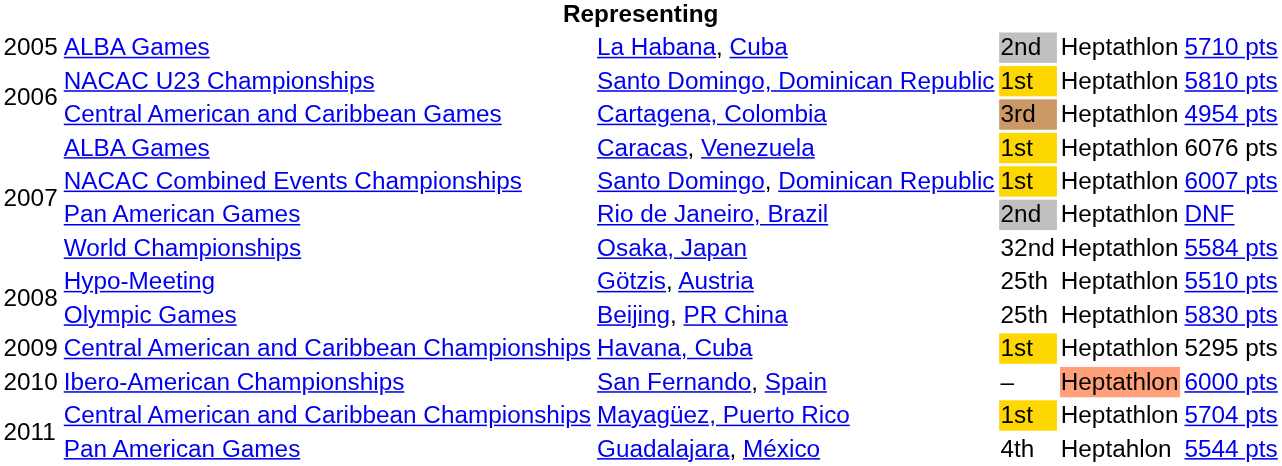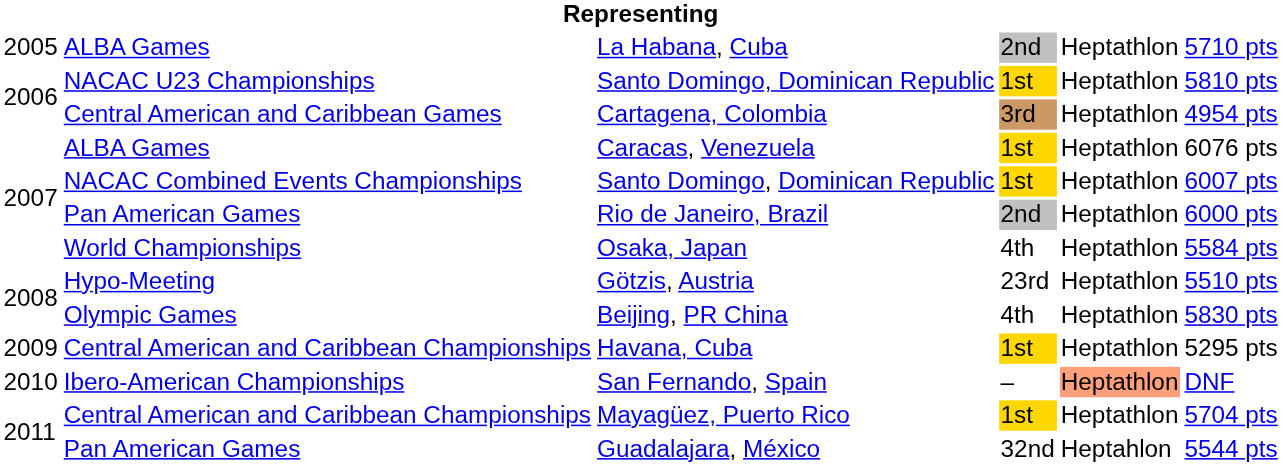(1209, 214) DNF -> (1231, 214) 6000 pts
(1028, 248) 32nd -> (1017, 248) 4th
(1024, 281) 25th -> (1025, 281) 23rd
(1024, 314) 25th -> (1017, 314) 4th
(1231, 381) 6000 pts -> (1209, 381) DNF
(1017, 448) 4th -> (1028, 448) 32nd
